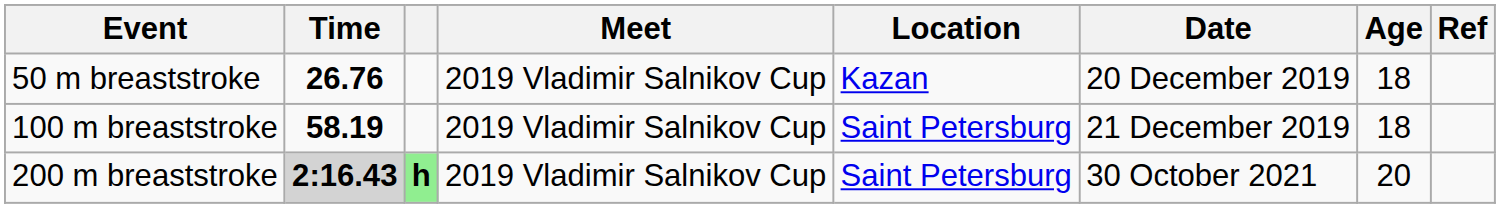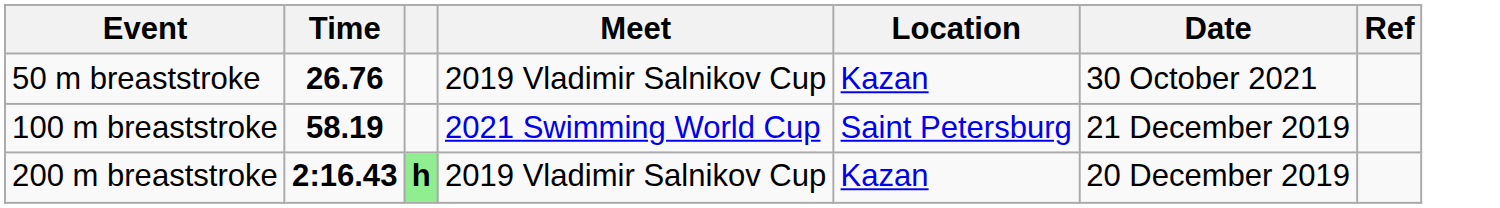- column: (1394, 29)
(1218, 78) 20 December 2019 -> (1202, 78) 30 October 2021
(636, 127) 2019 Vladimir Salnikov Cup -> (633, 127) 2021 Swimming World Cup
(345, 176) lightgrey background -> (345, 176) no background
(956, 176) Saint Petersburg -> (885, 176) Kazan
(1202, 176) 30 October 2021 -> (1218, 176) 20 December 2019
